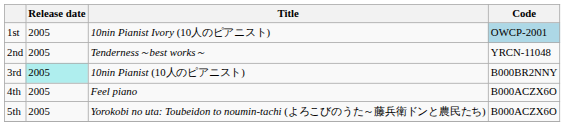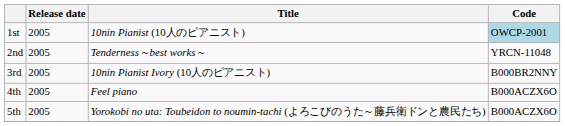(180, 32) 10nin Pianist Ivory (10人のピアニスト) -> (168, 32) 10nin Pianist (10人のピアニスト)
(39, 73) paleturquoise background -> (39, 73) no background
(168, 73) 10nin Pianist (10人のピアニスト) -> (180, 73) 10nin Pianist Ivory (10人のピアニスト)
